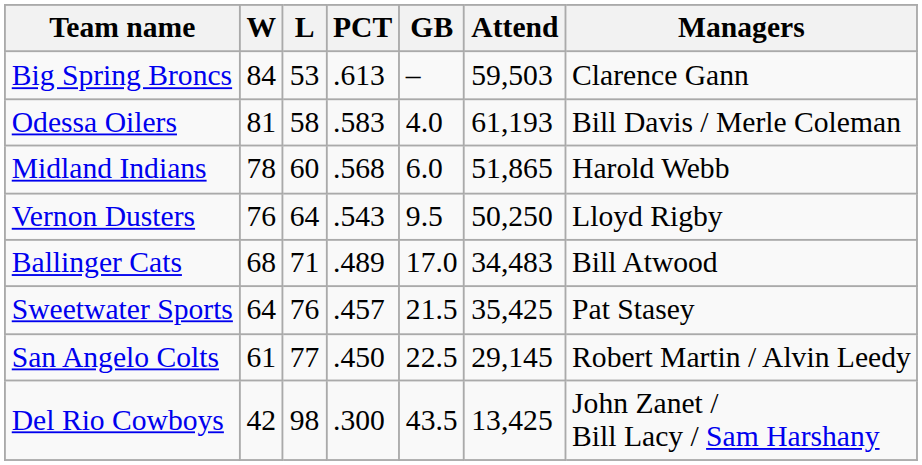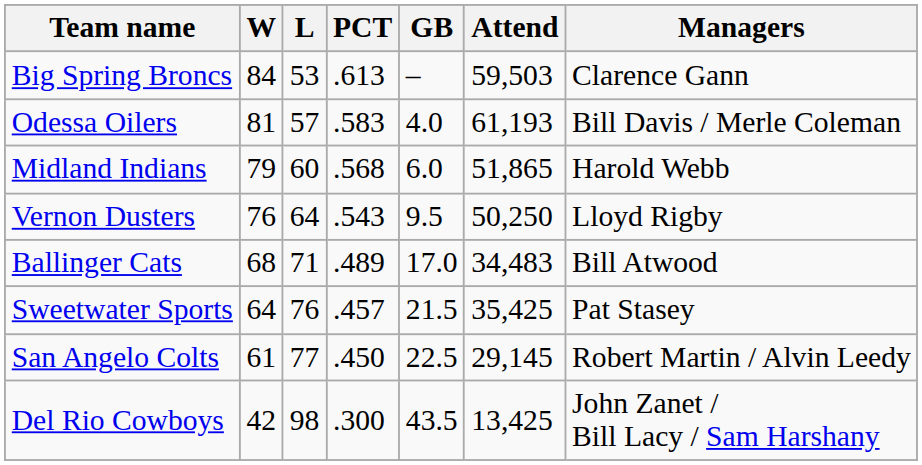(305, 121) 58 -> (305, 121) 57
(261, 168) 78 -> (261, 168) 79
